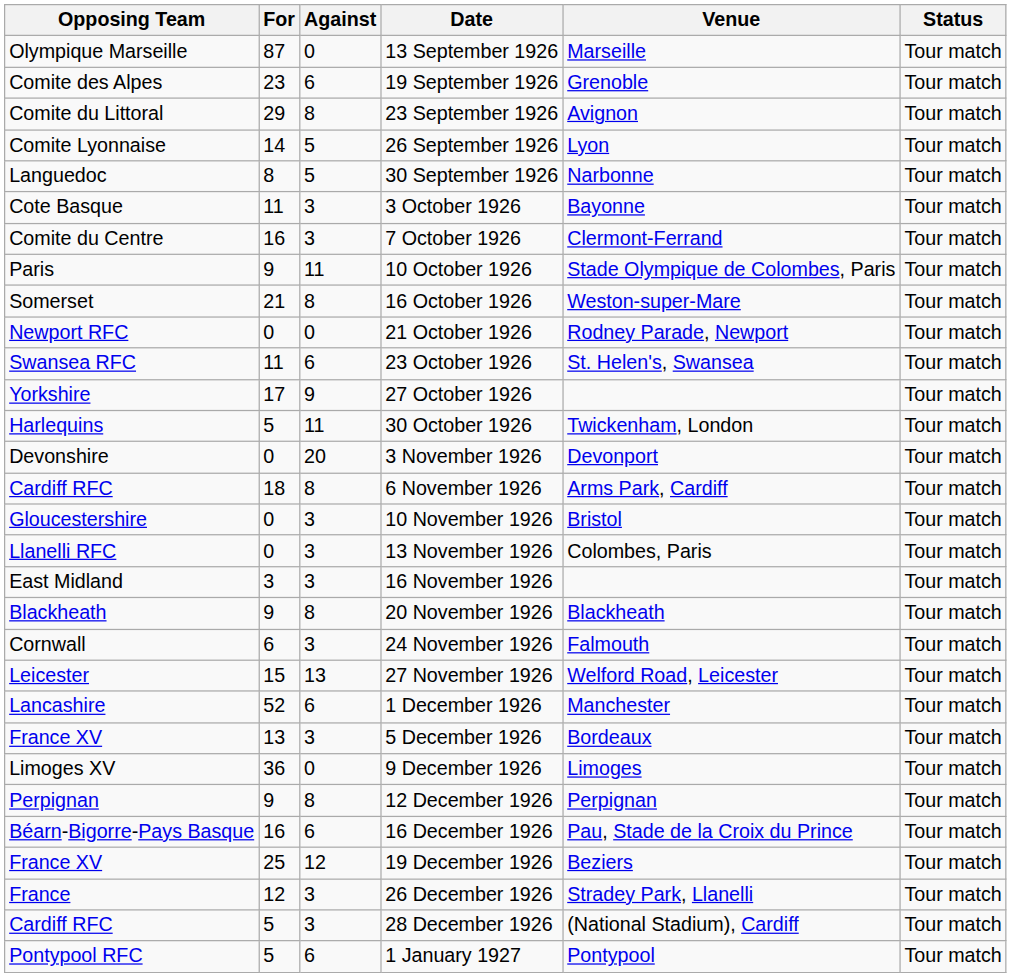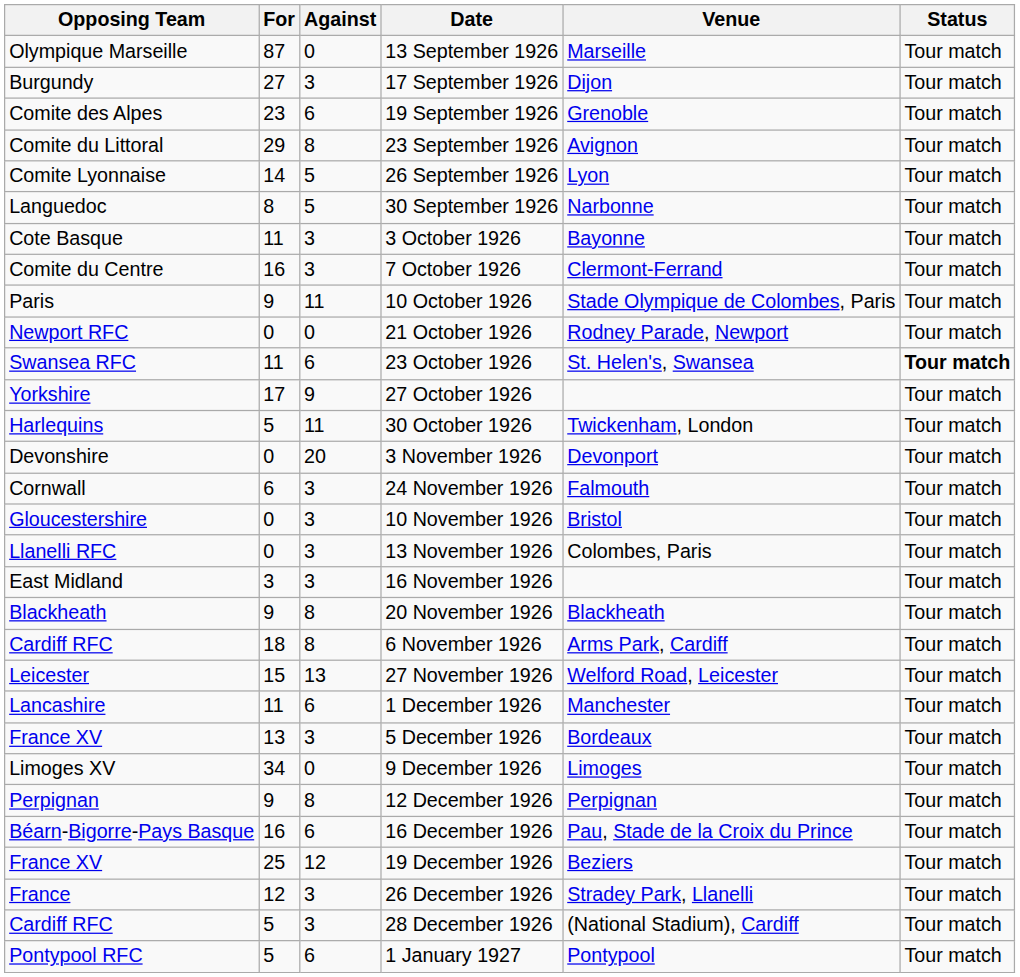+ row: (472, 82)
- row: (459, 301)
(953, 363) normal -> (957, 363) bold
rows swapped: (464, 488) <-> (469, 644)
(274, 706) 52 -> (273, 706) 11
(274, 769) 36 -> (274, 769) 34
